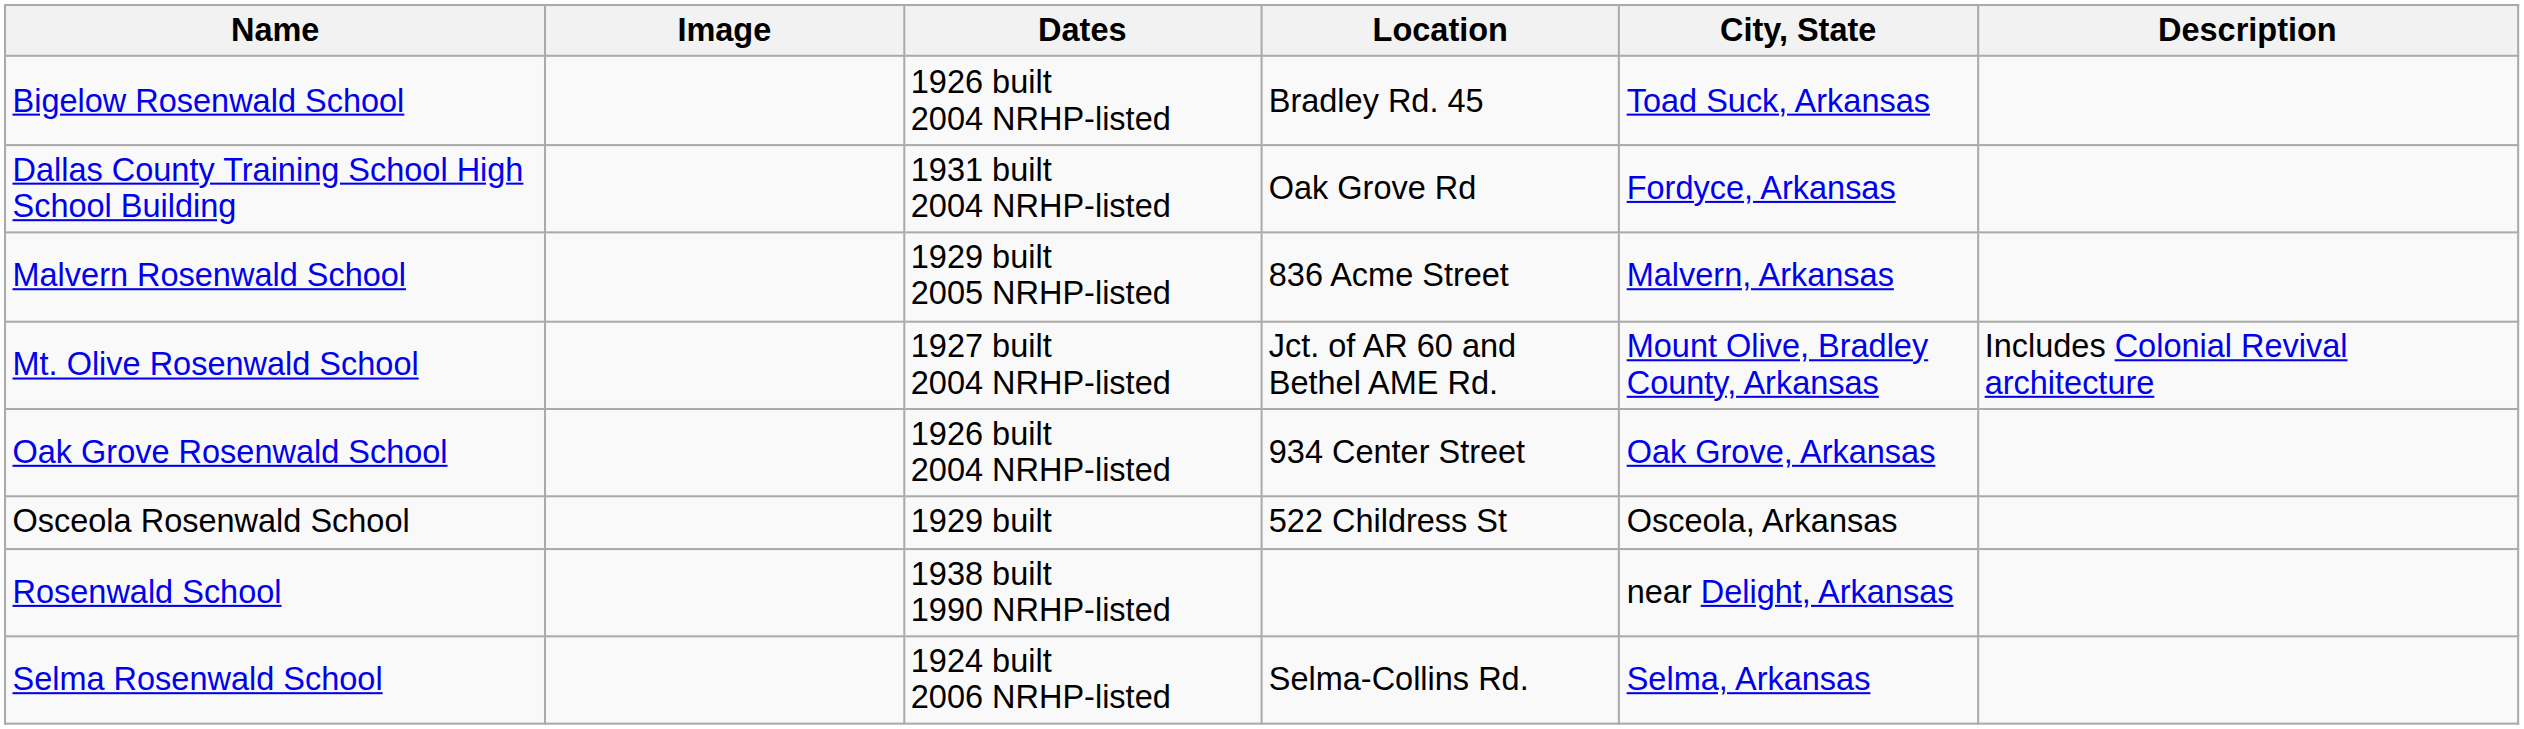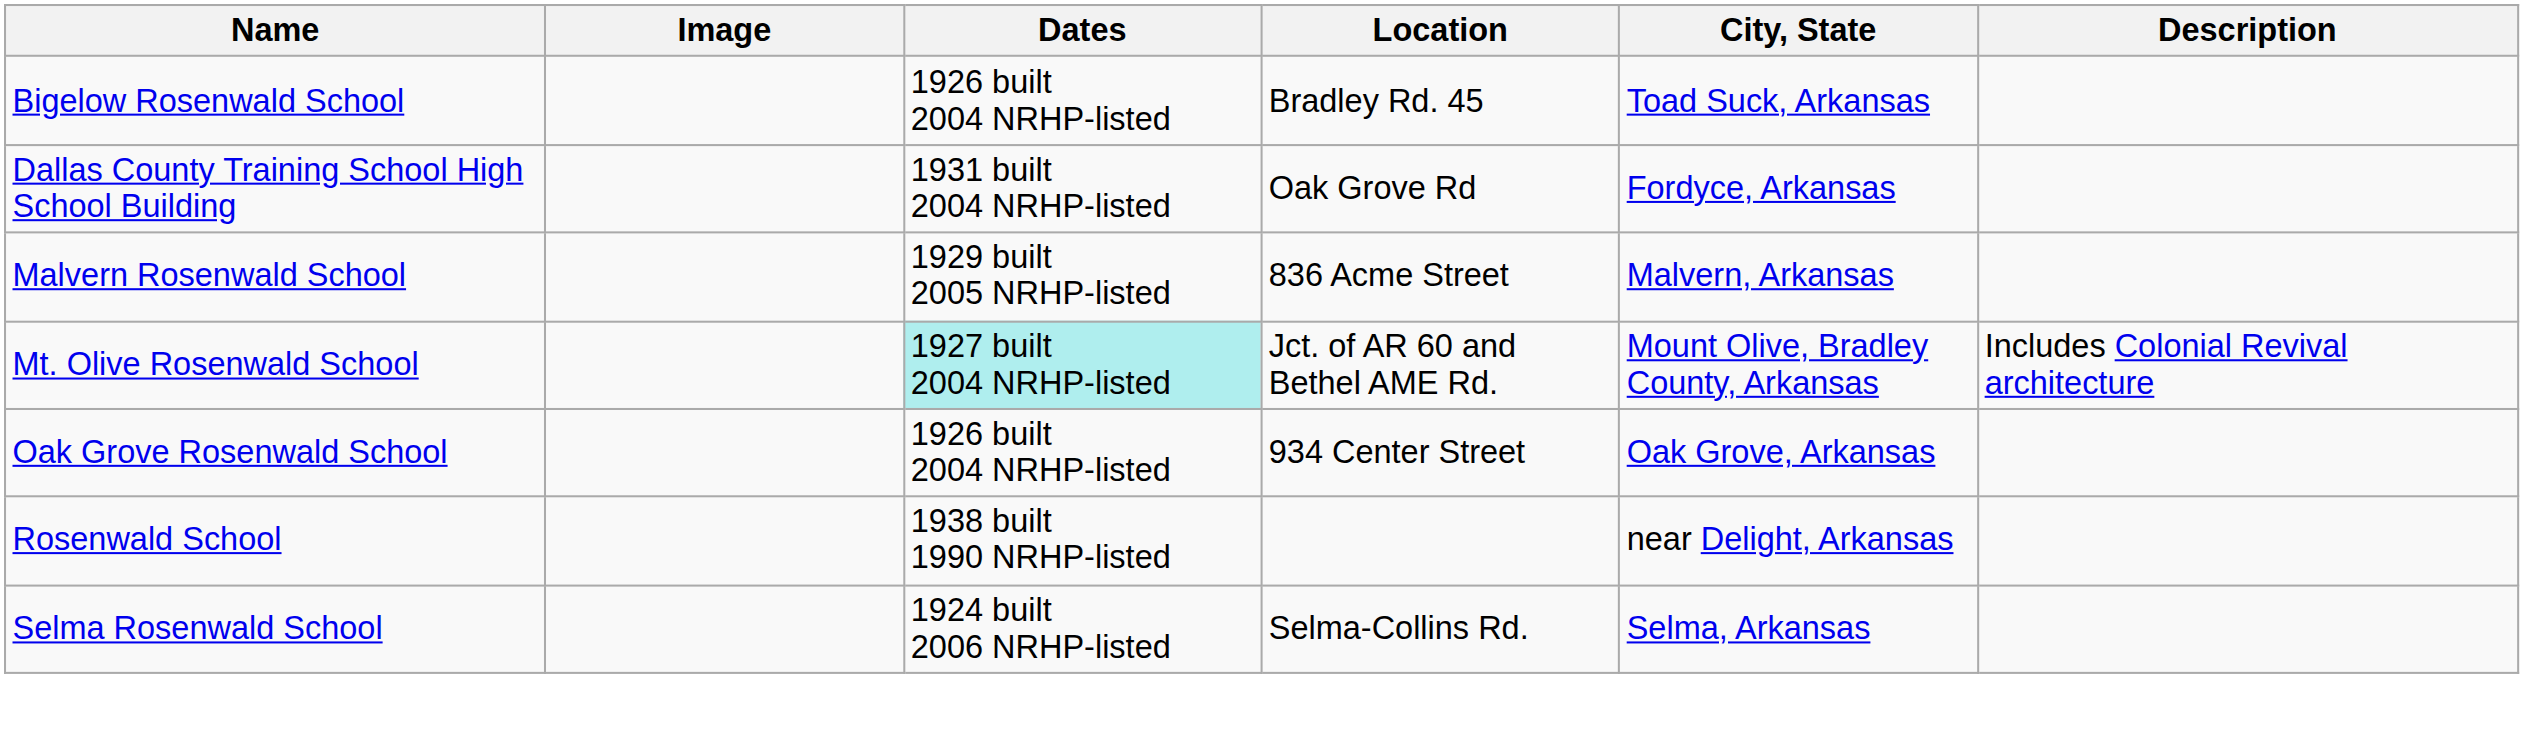(1041, 364) no background -> (1041, 364) paleturquoise background
- row: (211, 522)
